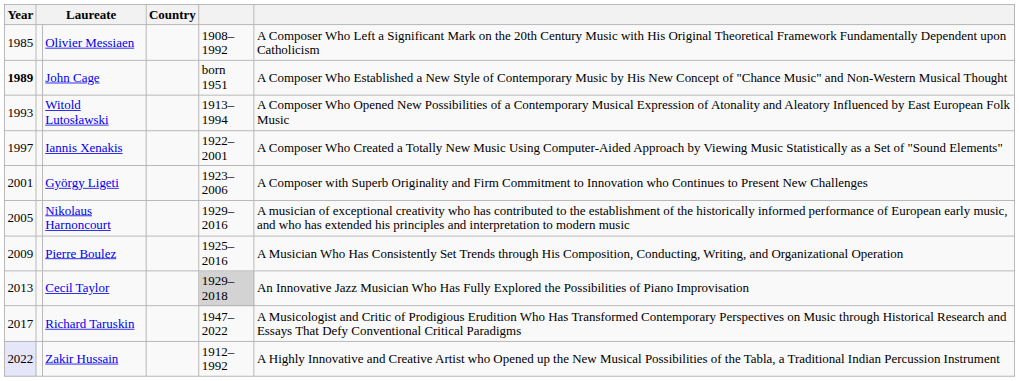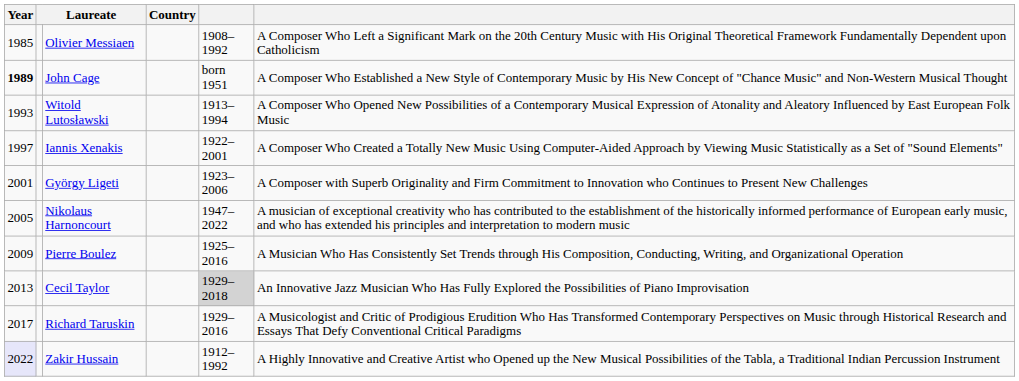(218, 218) 1929–2016 -> (218, 218) 1947–2022
(218, 323) 1947–2022 -> (218, 323) 1929–2016
